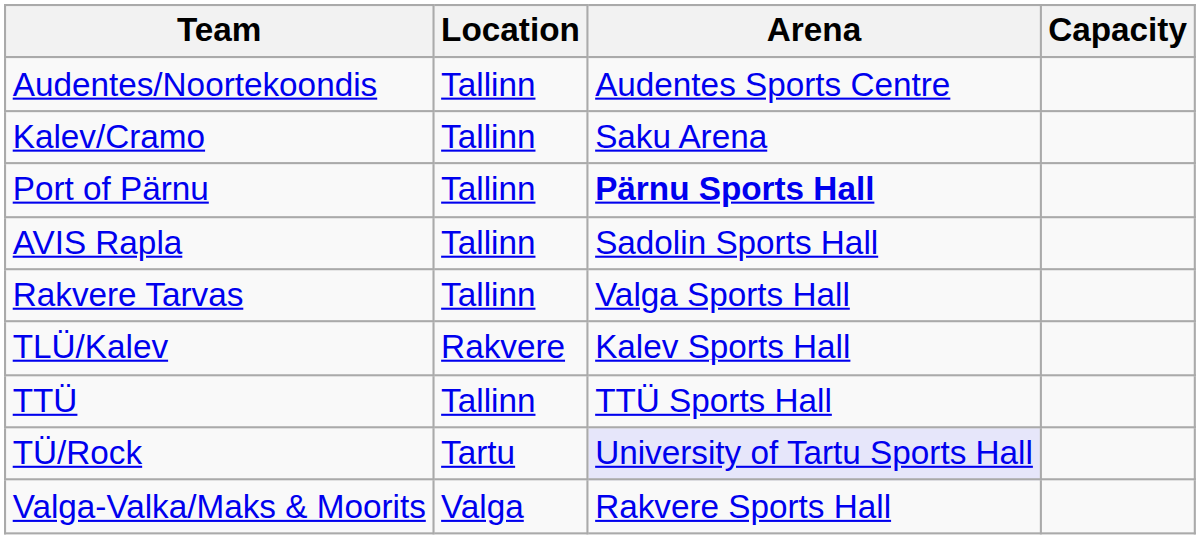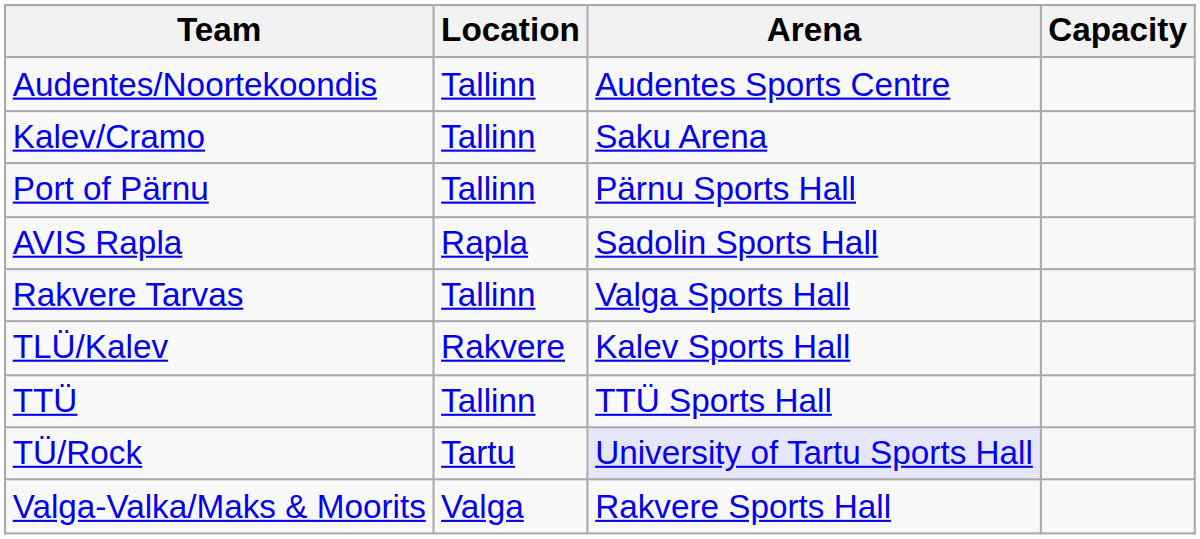(735, 189) bold -> (726, 189) normal
(488, 242) Tallinn -> (485, 242) Rapla
